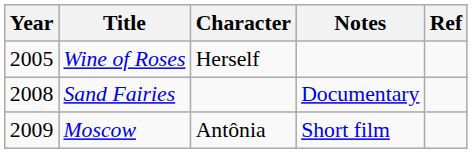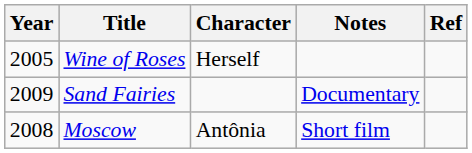(32, 94) 2008 -> (32, 94) 2009
(32, 130) 2009 -> (32, 130) 2008
